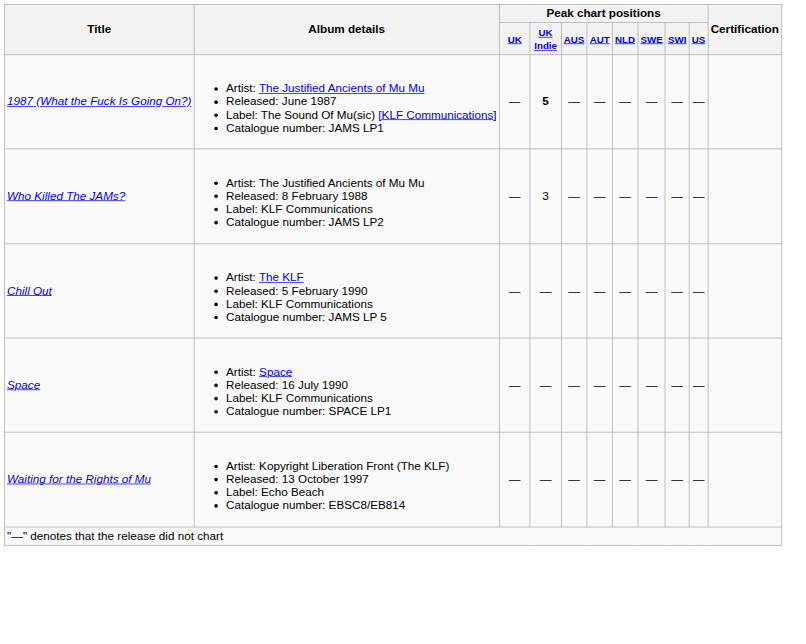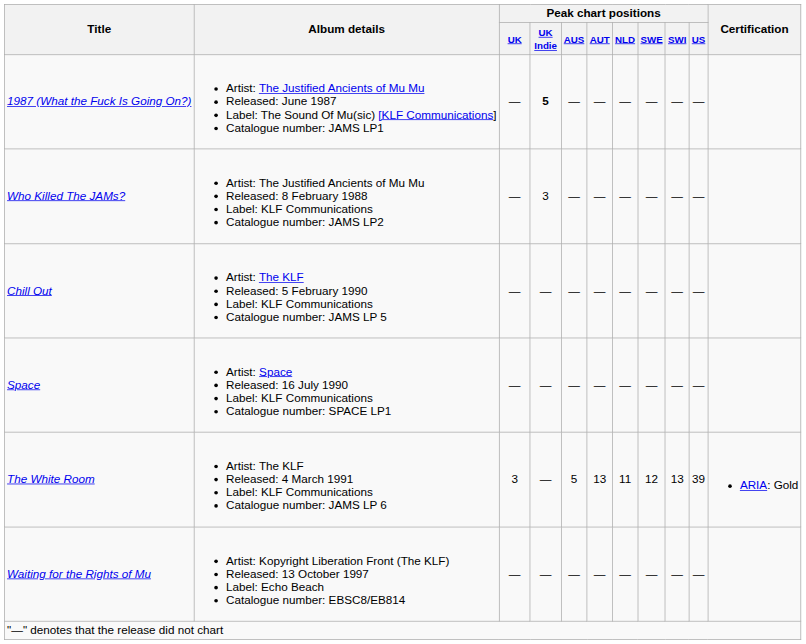+ row: (51, 479)
